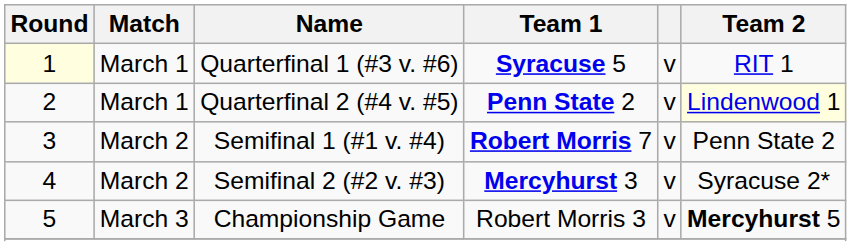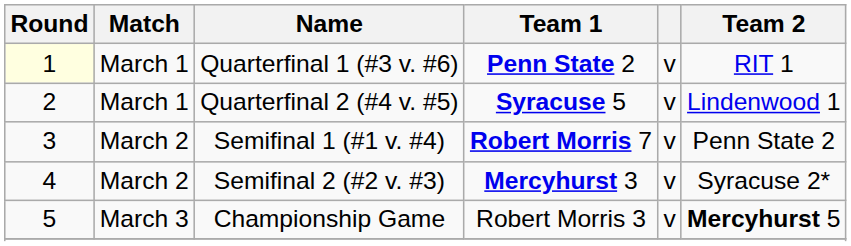(561, 63) Syracuse 5 -> (561, 63) Penn State 2
(561, 102) Penn State 2 -> (561, 102) Syracuse 5
(764, 102) lightyellow background -> (764, 102) no background
